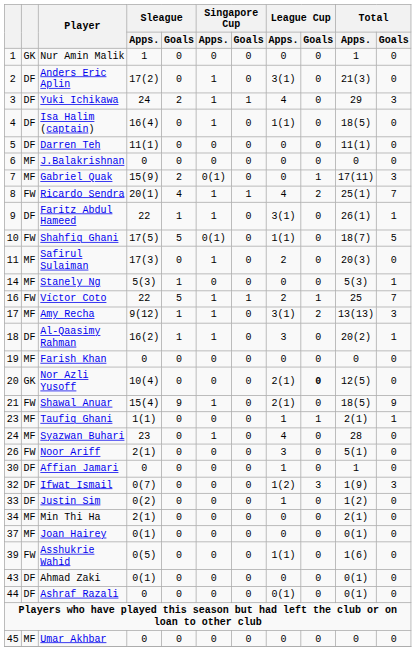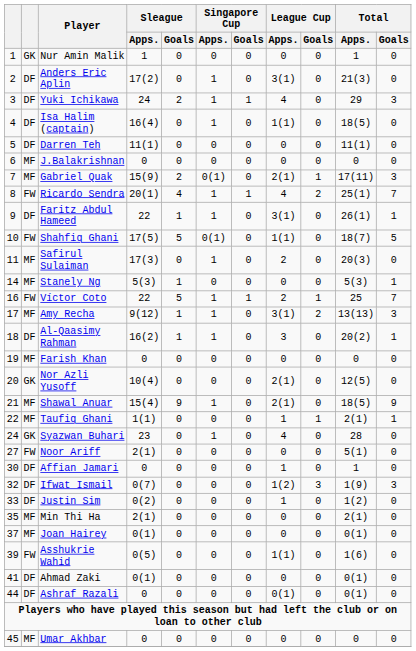(283, 178) 0 -> (283, 178) 2(1)
(318, 381) bold -> (318, 381) normal
(30, 403) FW -> (30, 403) MF
(13, 420) 23 -> (13, 420) 22
(30, 436) MF -> (30, 436) GK
(13, 452) 26 -> (13, 452) 27
(283, 452) 3 -> (283, 452) 0
(13, 518) 34 -> (13, 518) 35
(13, 578) 43 -> (13, 578) 41
